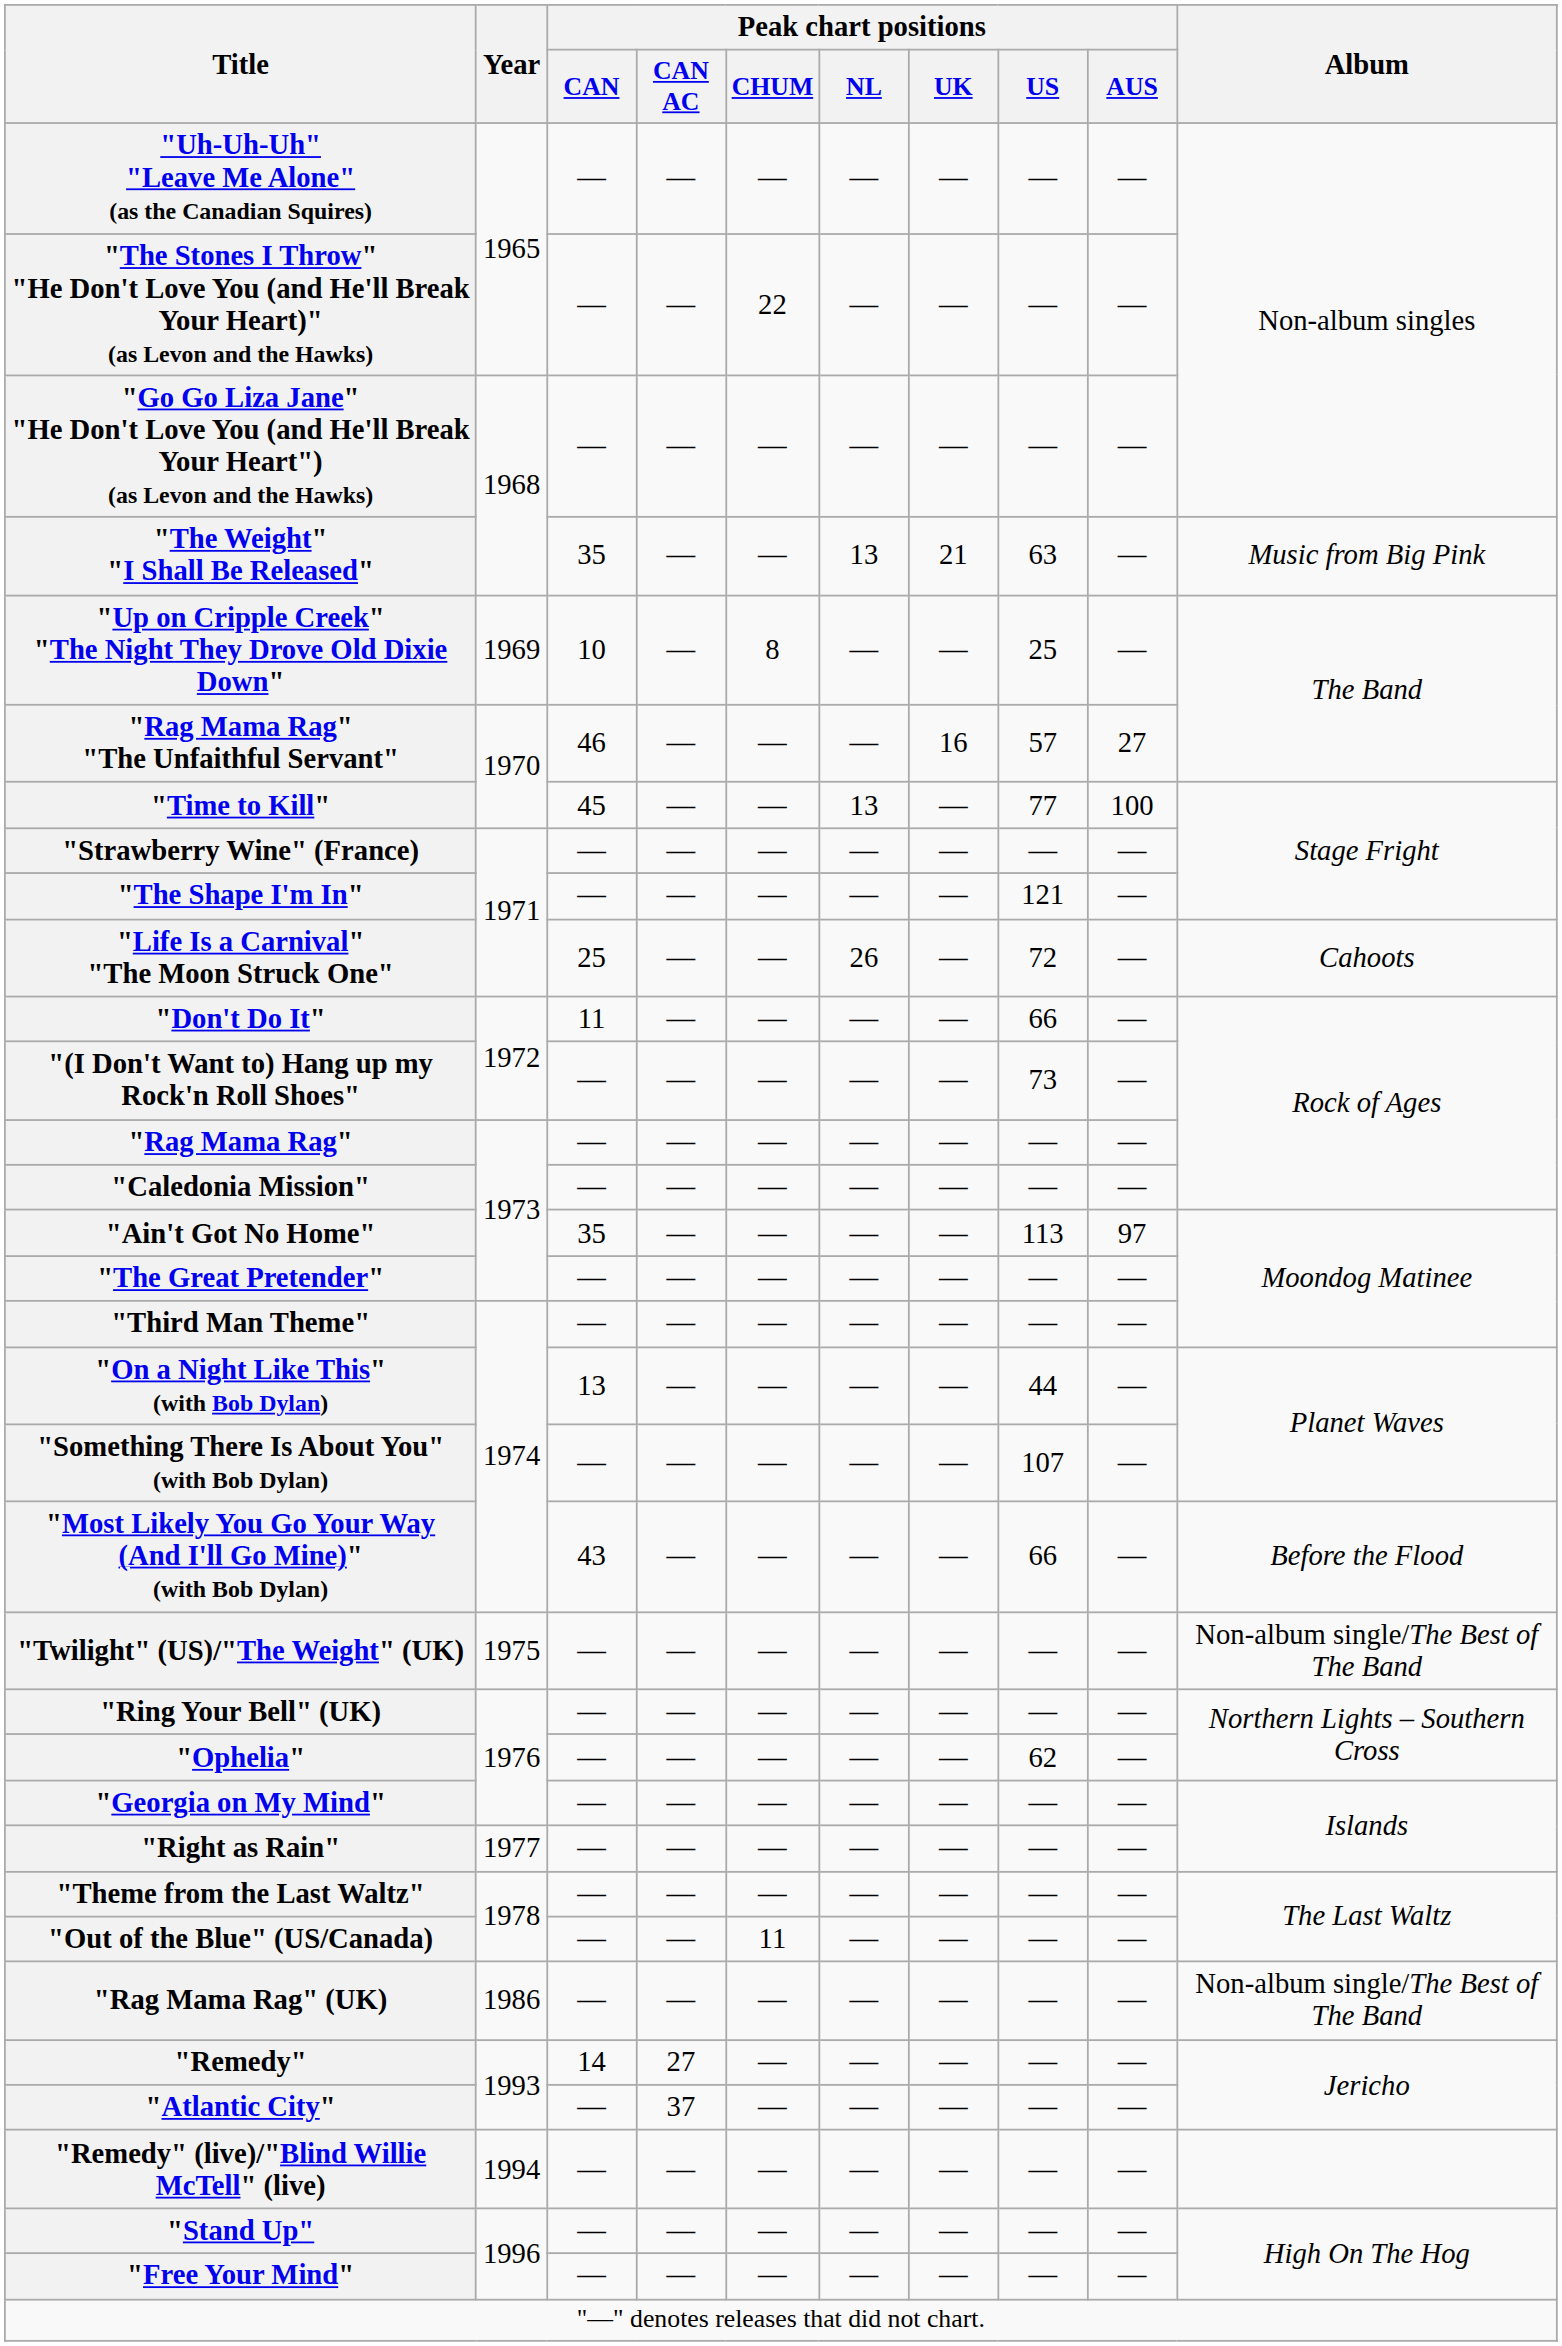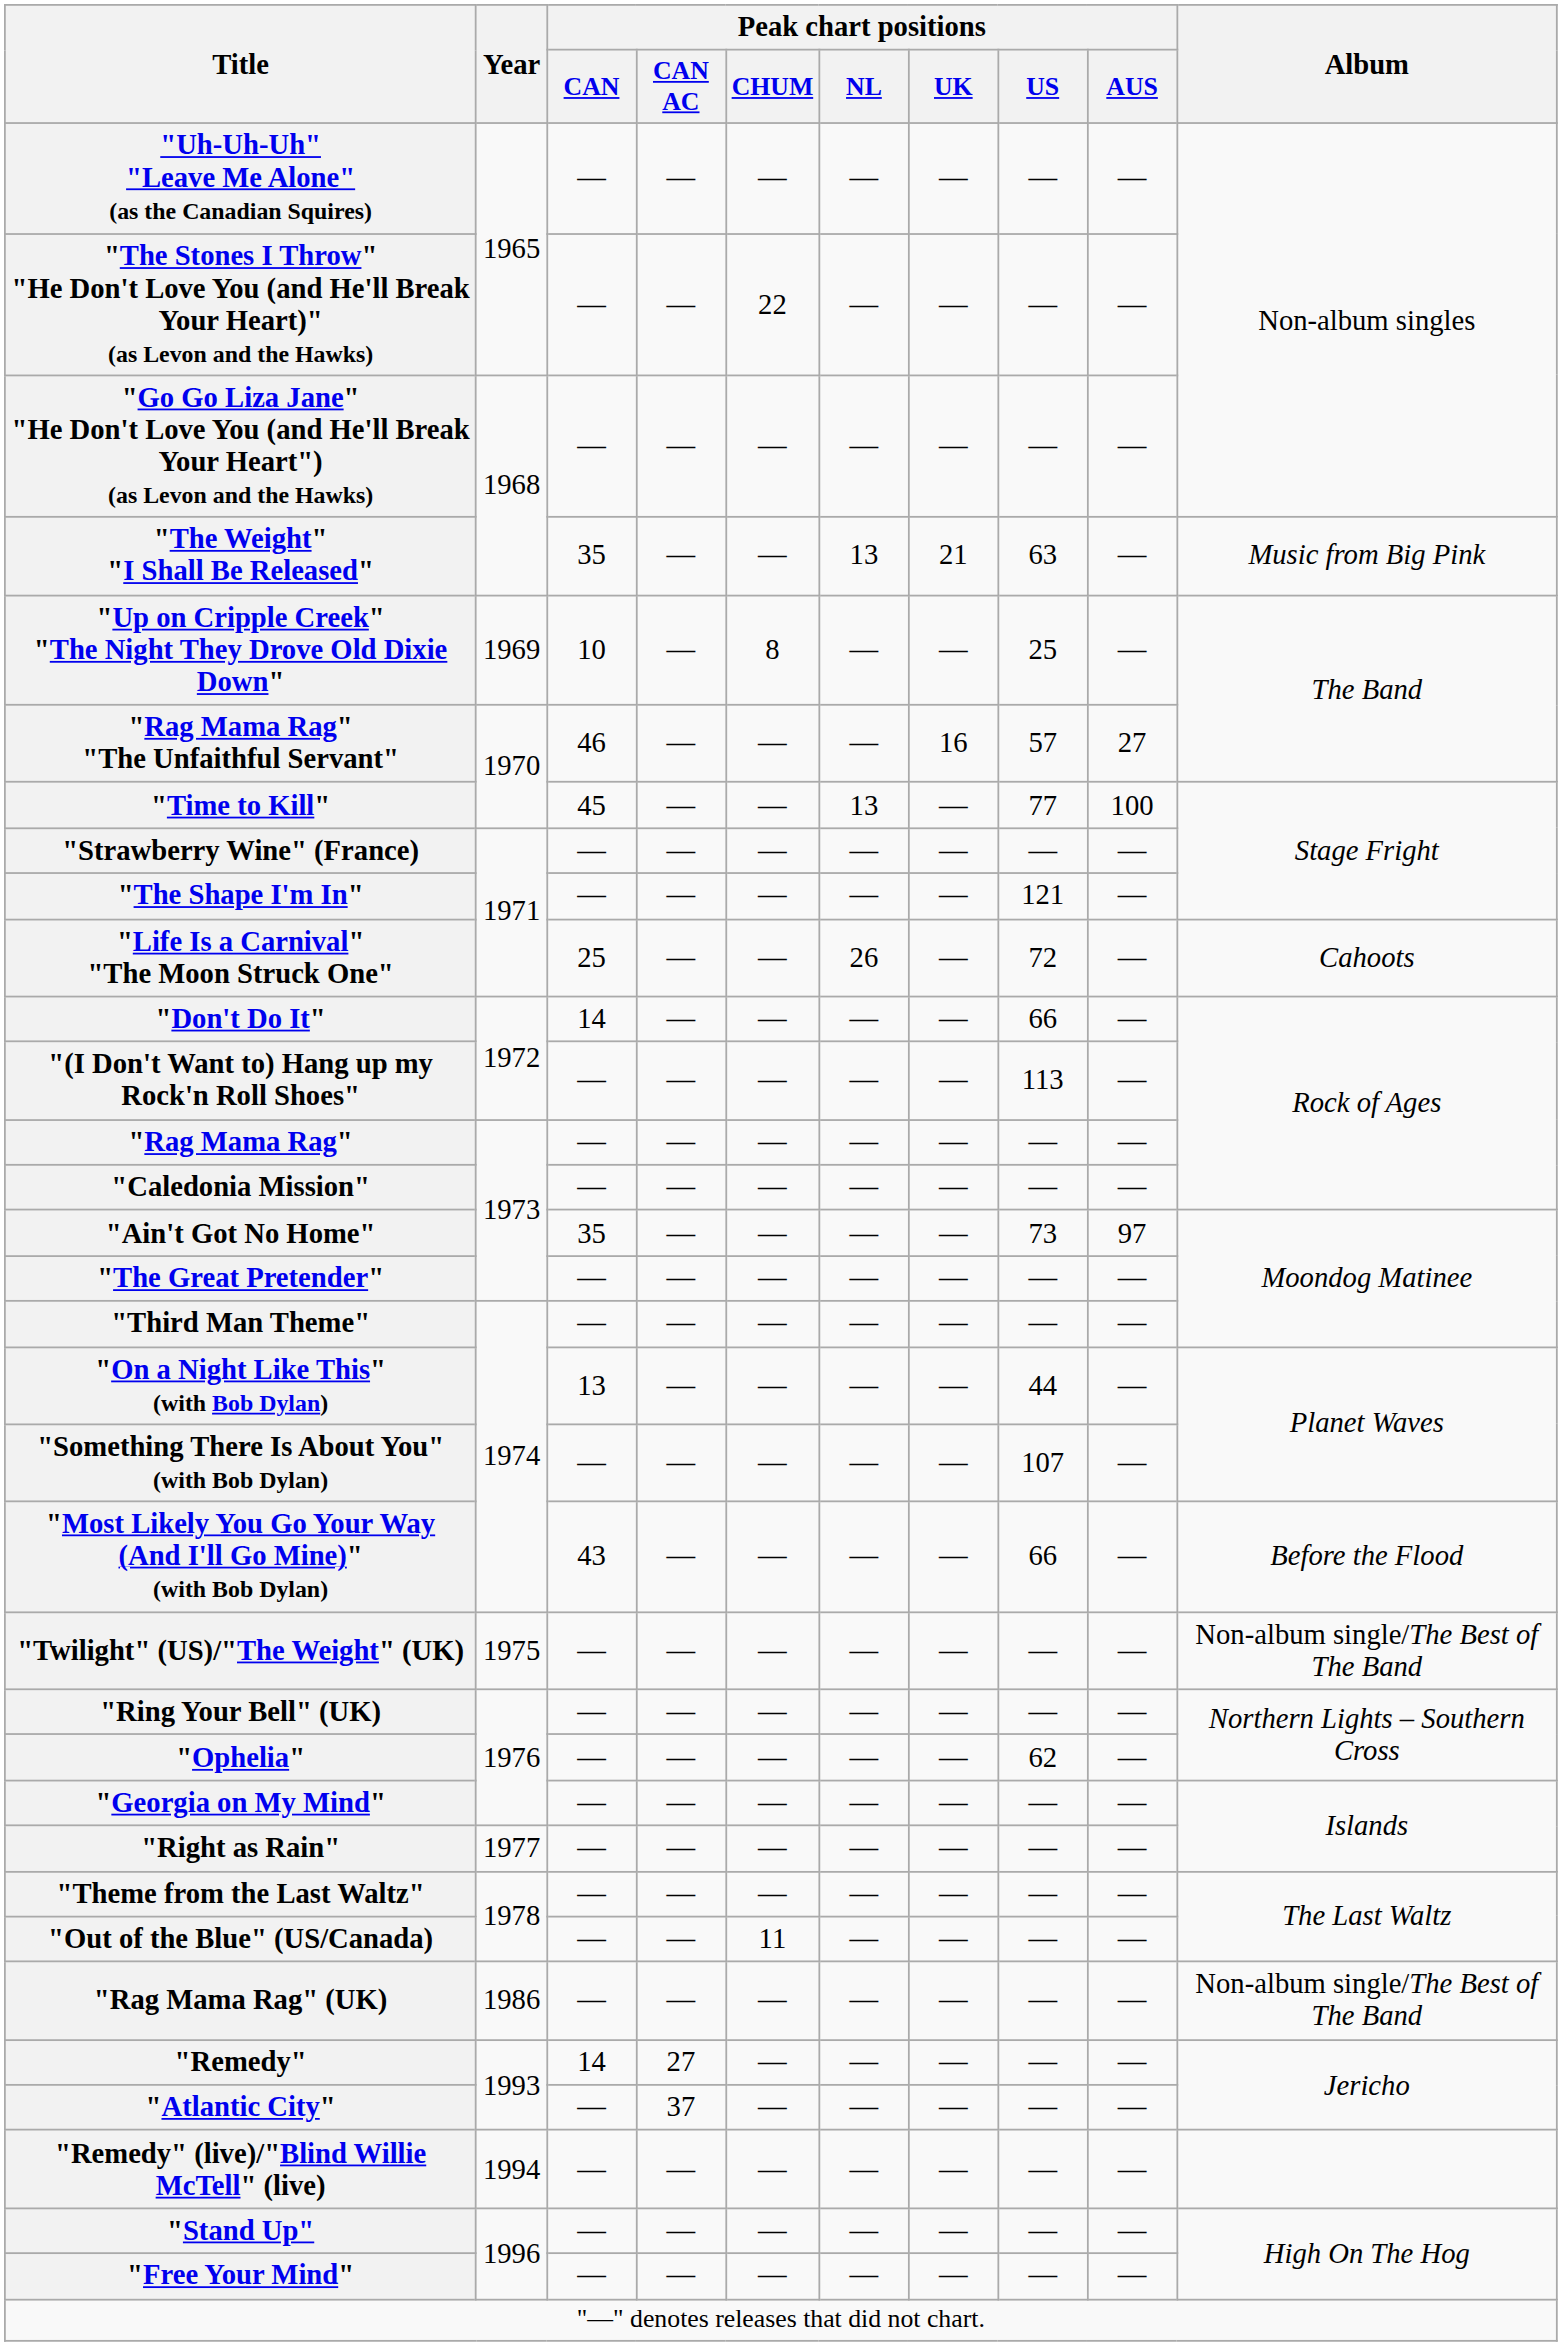(592, 1018) 11 -> (592, 1018) 14
(1043, 1080) 73 -> (1043, 1080) 113
(1043, 1232) 113 -> (1043, 1232) 73
